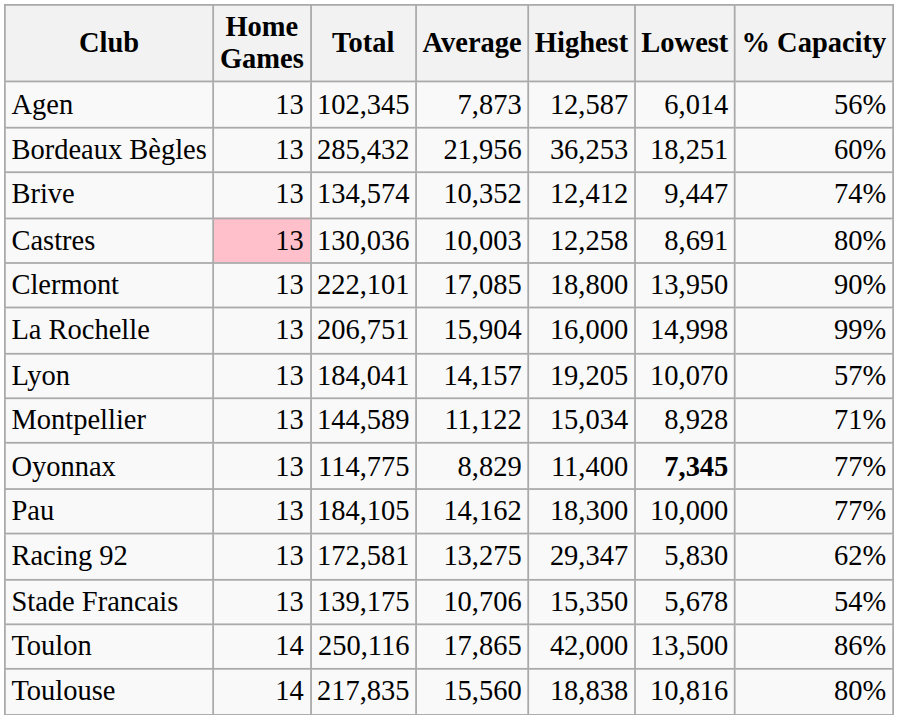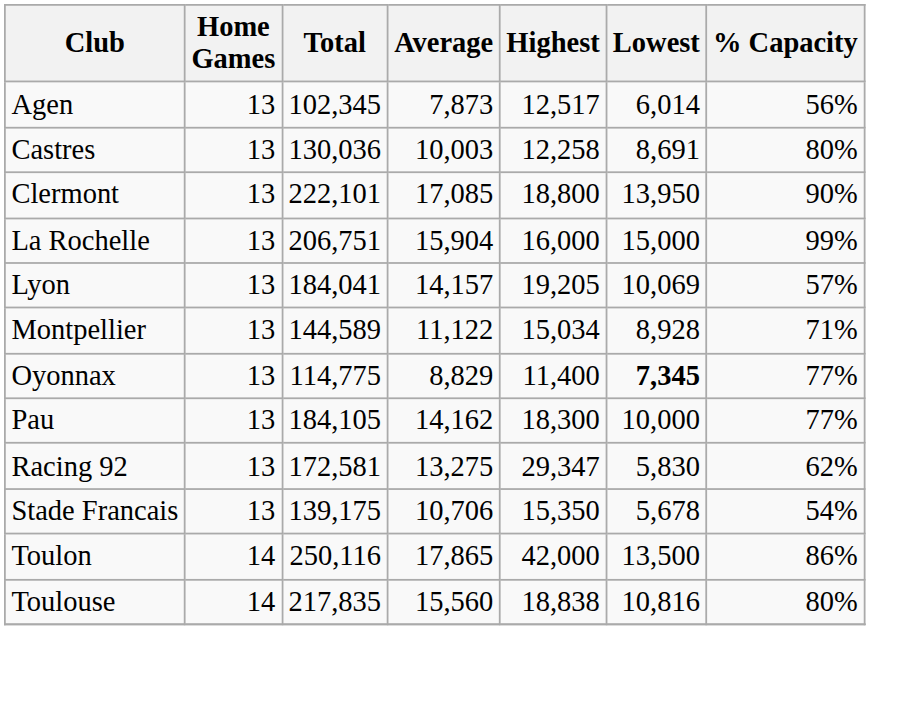(589, 104) 12,587 -> (561, 104) 12,517
- row: (109, 149)
- row: (43, 194)
(290, 239) pink background -> (261, 149) no background
(689, 330) 14,998 -> (661, 239) 15,000
(689, 375) 10,070 -> (661, 284) 10,069
